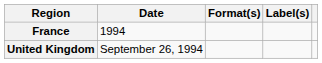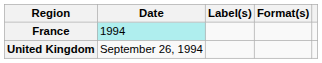columns swapped: (234, 13) <-> (288, 13)
(113, 31) no background -> (113, 31) paleturquoise background
